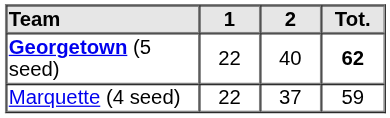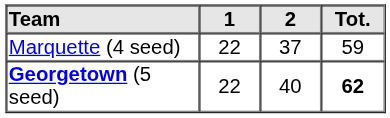rows swapped: (80, 58) <-> (95, 97)
